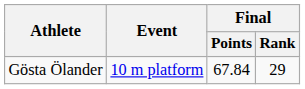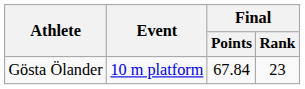(277, 70) 29 -> (277, 70) 23
